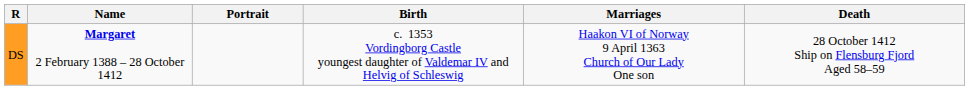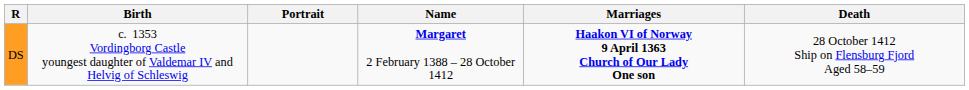columns swapped: (110, 14) <-> (413, 14)
(634, 54) normal -> (634, 54) bold
